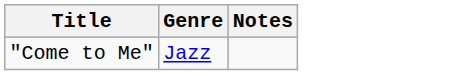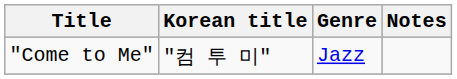+ column: (235, 21)
